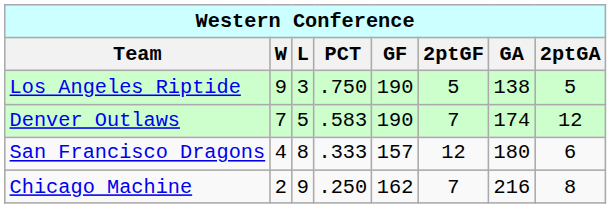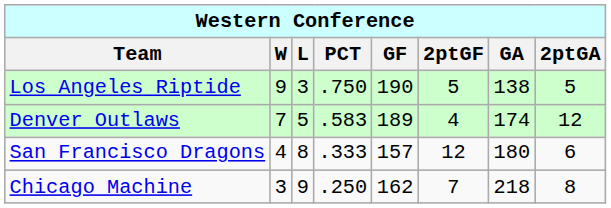(395, 120) 190 -> (395, 120) 189
(453, 120) 7 -> (453, 120) 4
(281, 187) 2 -> (281, 187) 3
(512, 187) 216 -> (512, 187) 218
